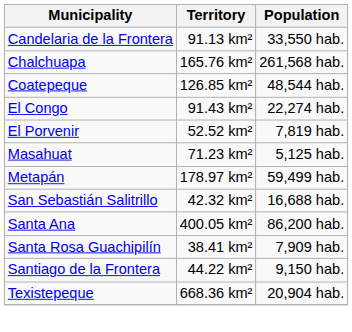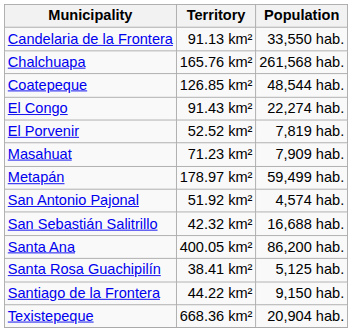(310, 154) 5,125 hab. -> (310, 154) 7,909 hab.
+ row: (73, 200)
(310, 246) 7,909 hab. -> (310, 270) 5,125 hab.
